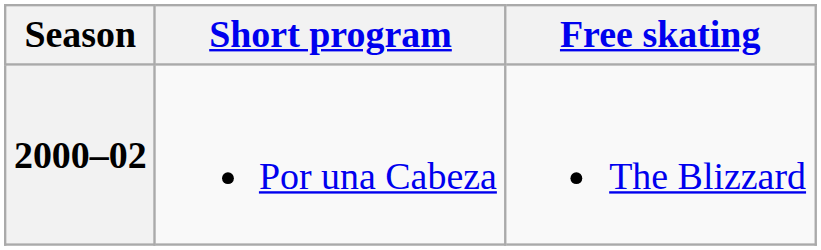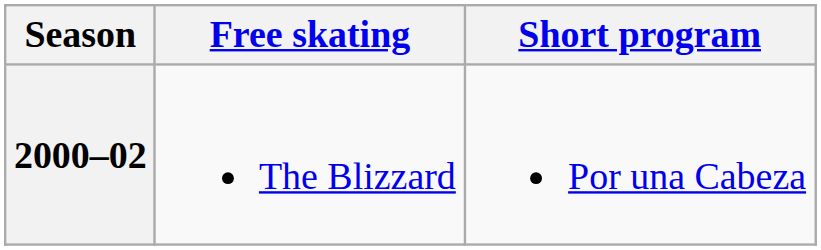columns swapped: (331, 34) <-> (660, 34)
